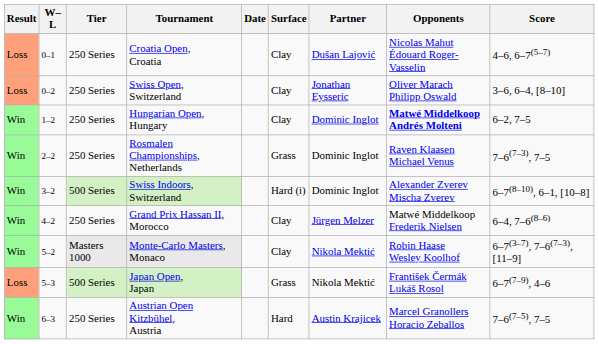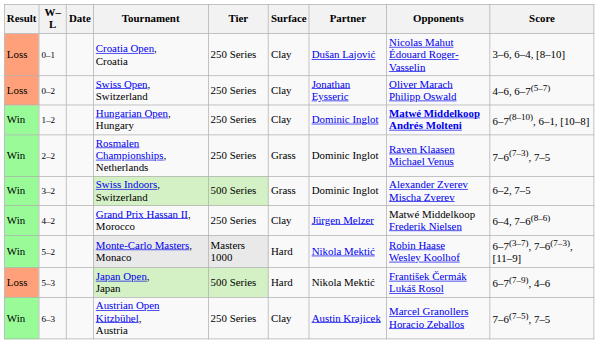columns swapped: (255, 19) <-> (97, 19)
(521, 54) 4–6, 6–7(5–7) -> (529, 54) 3–6, 6–4, [8–10]
(529, 90) 3–6, 6–4, [8–10] -> (521, 90) 4–6, 6–7(5–7)
(512, 119) 6–2, 7–5 -> (541, 119) 6–7(8–10), 6–1, [10–8]
(288, 191) Hard (i) -> (283, 191) Grass
(541, 191) 6–7(8–10), 6–1, [10–8] -> (512, 191) 6–2, 7–5
(281, 251) Clay -> (282, 251) Hard
(283, 282) Grass -> (282, 282) Hard
(282, 318) Hard -> (281, 318) Clay
